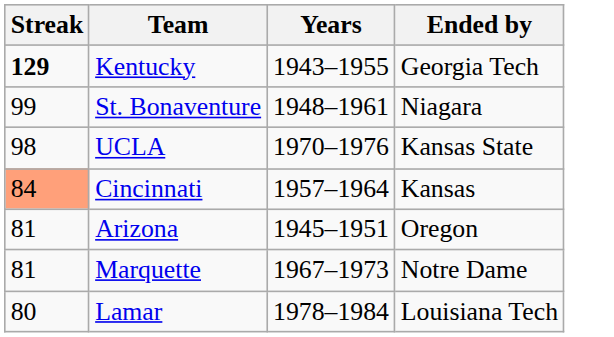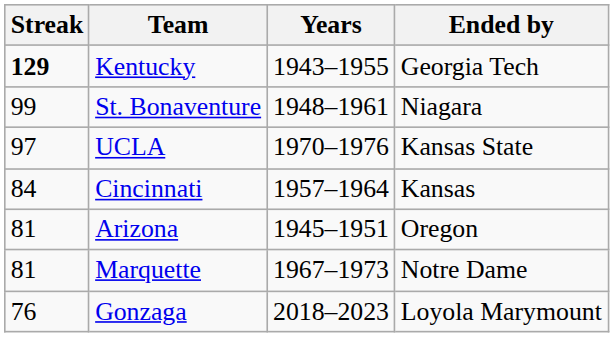(24, 147) 98 -> (24, 147) 97
(24, 188) lightsalmon background -> (24, 188) no background
- row: (129, 310)
+ row: (141, 310)
